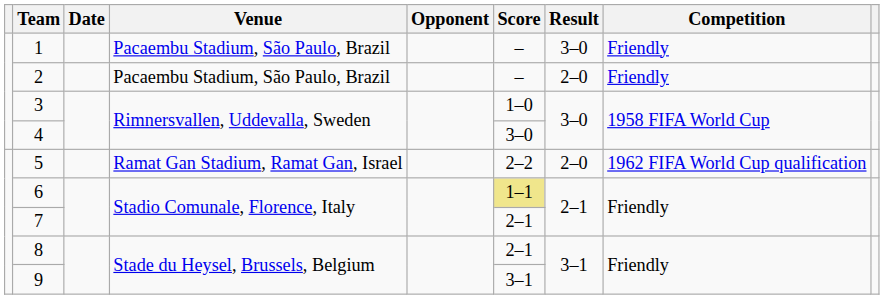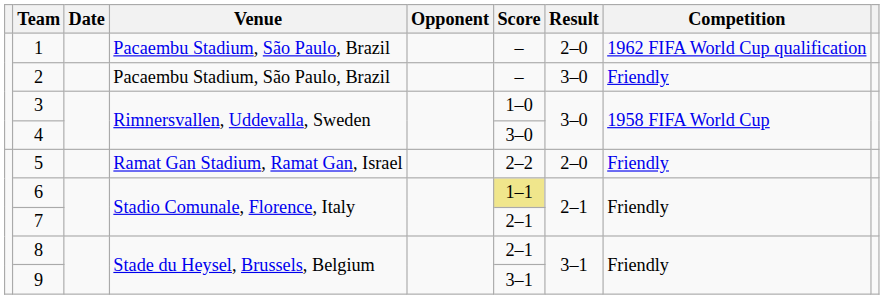(574, 47) 3–0 -> (574, 47) 2–0
(638, 47) Friendly -> (737, 47) 1962 FIFA World Cup qualification
(574, 76) 2–0 -> (574, 76) 3–0
(737, 163) 1962 FIFA World Cup qualification -> (638, 163) Friendly
